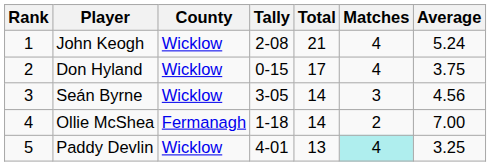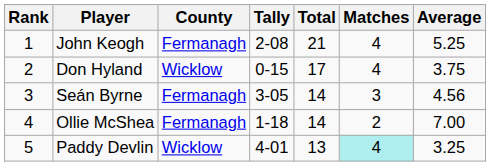(192, 43) Wicklow -> (204, 43) Fermanagh
(449, 43) 5.24 -> (449, 43) 5.25
(192, 95) Wicklow -> (204, 95) Fermanagh
